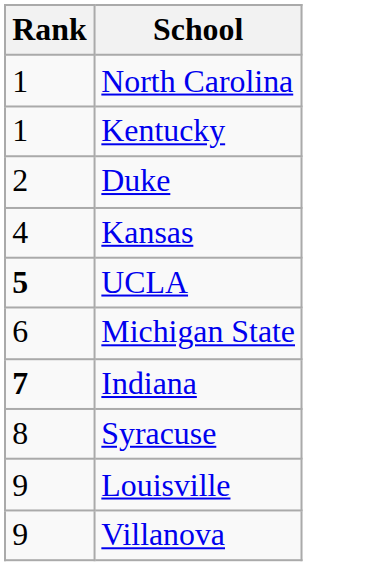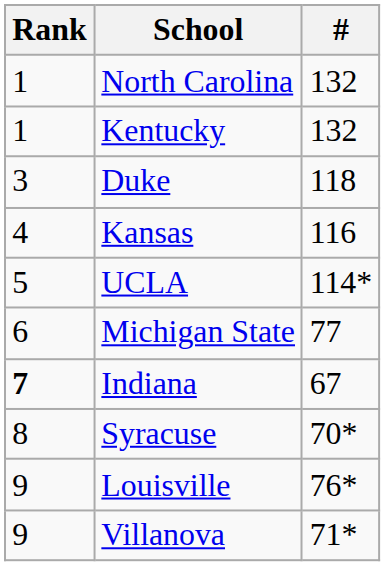+ column: (341, 29)
(20, 181) 2 -> (20, 181) 3
(20, 282) bold -> (20, 282) normal
